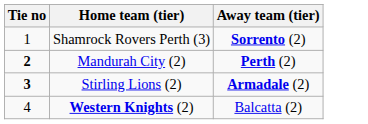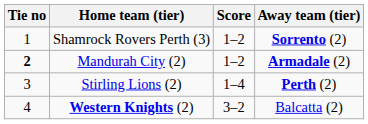+ column: (234, 15)
(268, 61) Perth (2) -> (309, 61) Armadale (2)
(27, 84) bold -> (27, 84) normal
(268, 84) Armadale (2) -> (309, 84) Perth (2)
